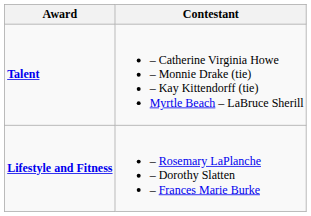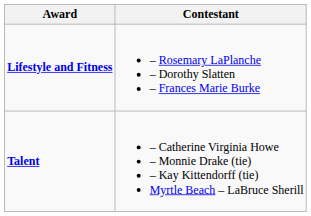rows swapped: (60, 168) <-> (23, 74)
